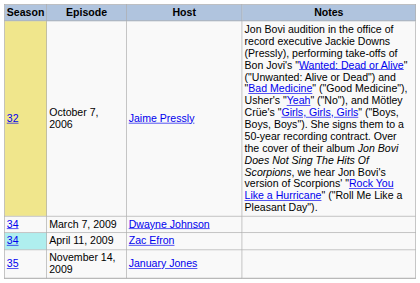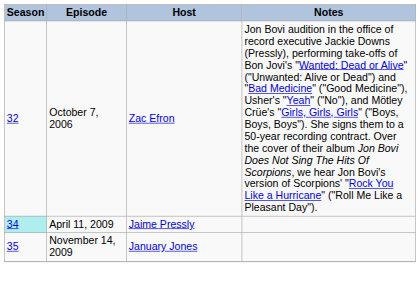(13, 118) khaki background -> (13, 118) no background
(162, 118) Jaime Pressly -> (152, 118) Zac Efron
- row: (83, 224)
(152, 241) Zac Efron -> (162, 224) Jaime Pressly
